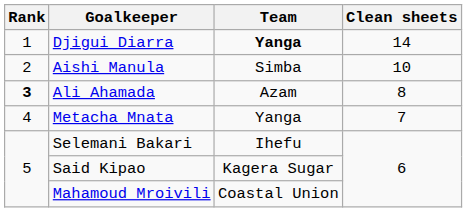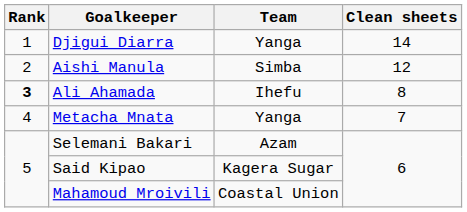(278, 42) bold -> (278, 42) normal
(402, 68) 10 -> (402, 68) 12
(278, 93) Azam -> (278, 93) Ihefu
(278, 143) Ihefu -> (278, 143) Azam
